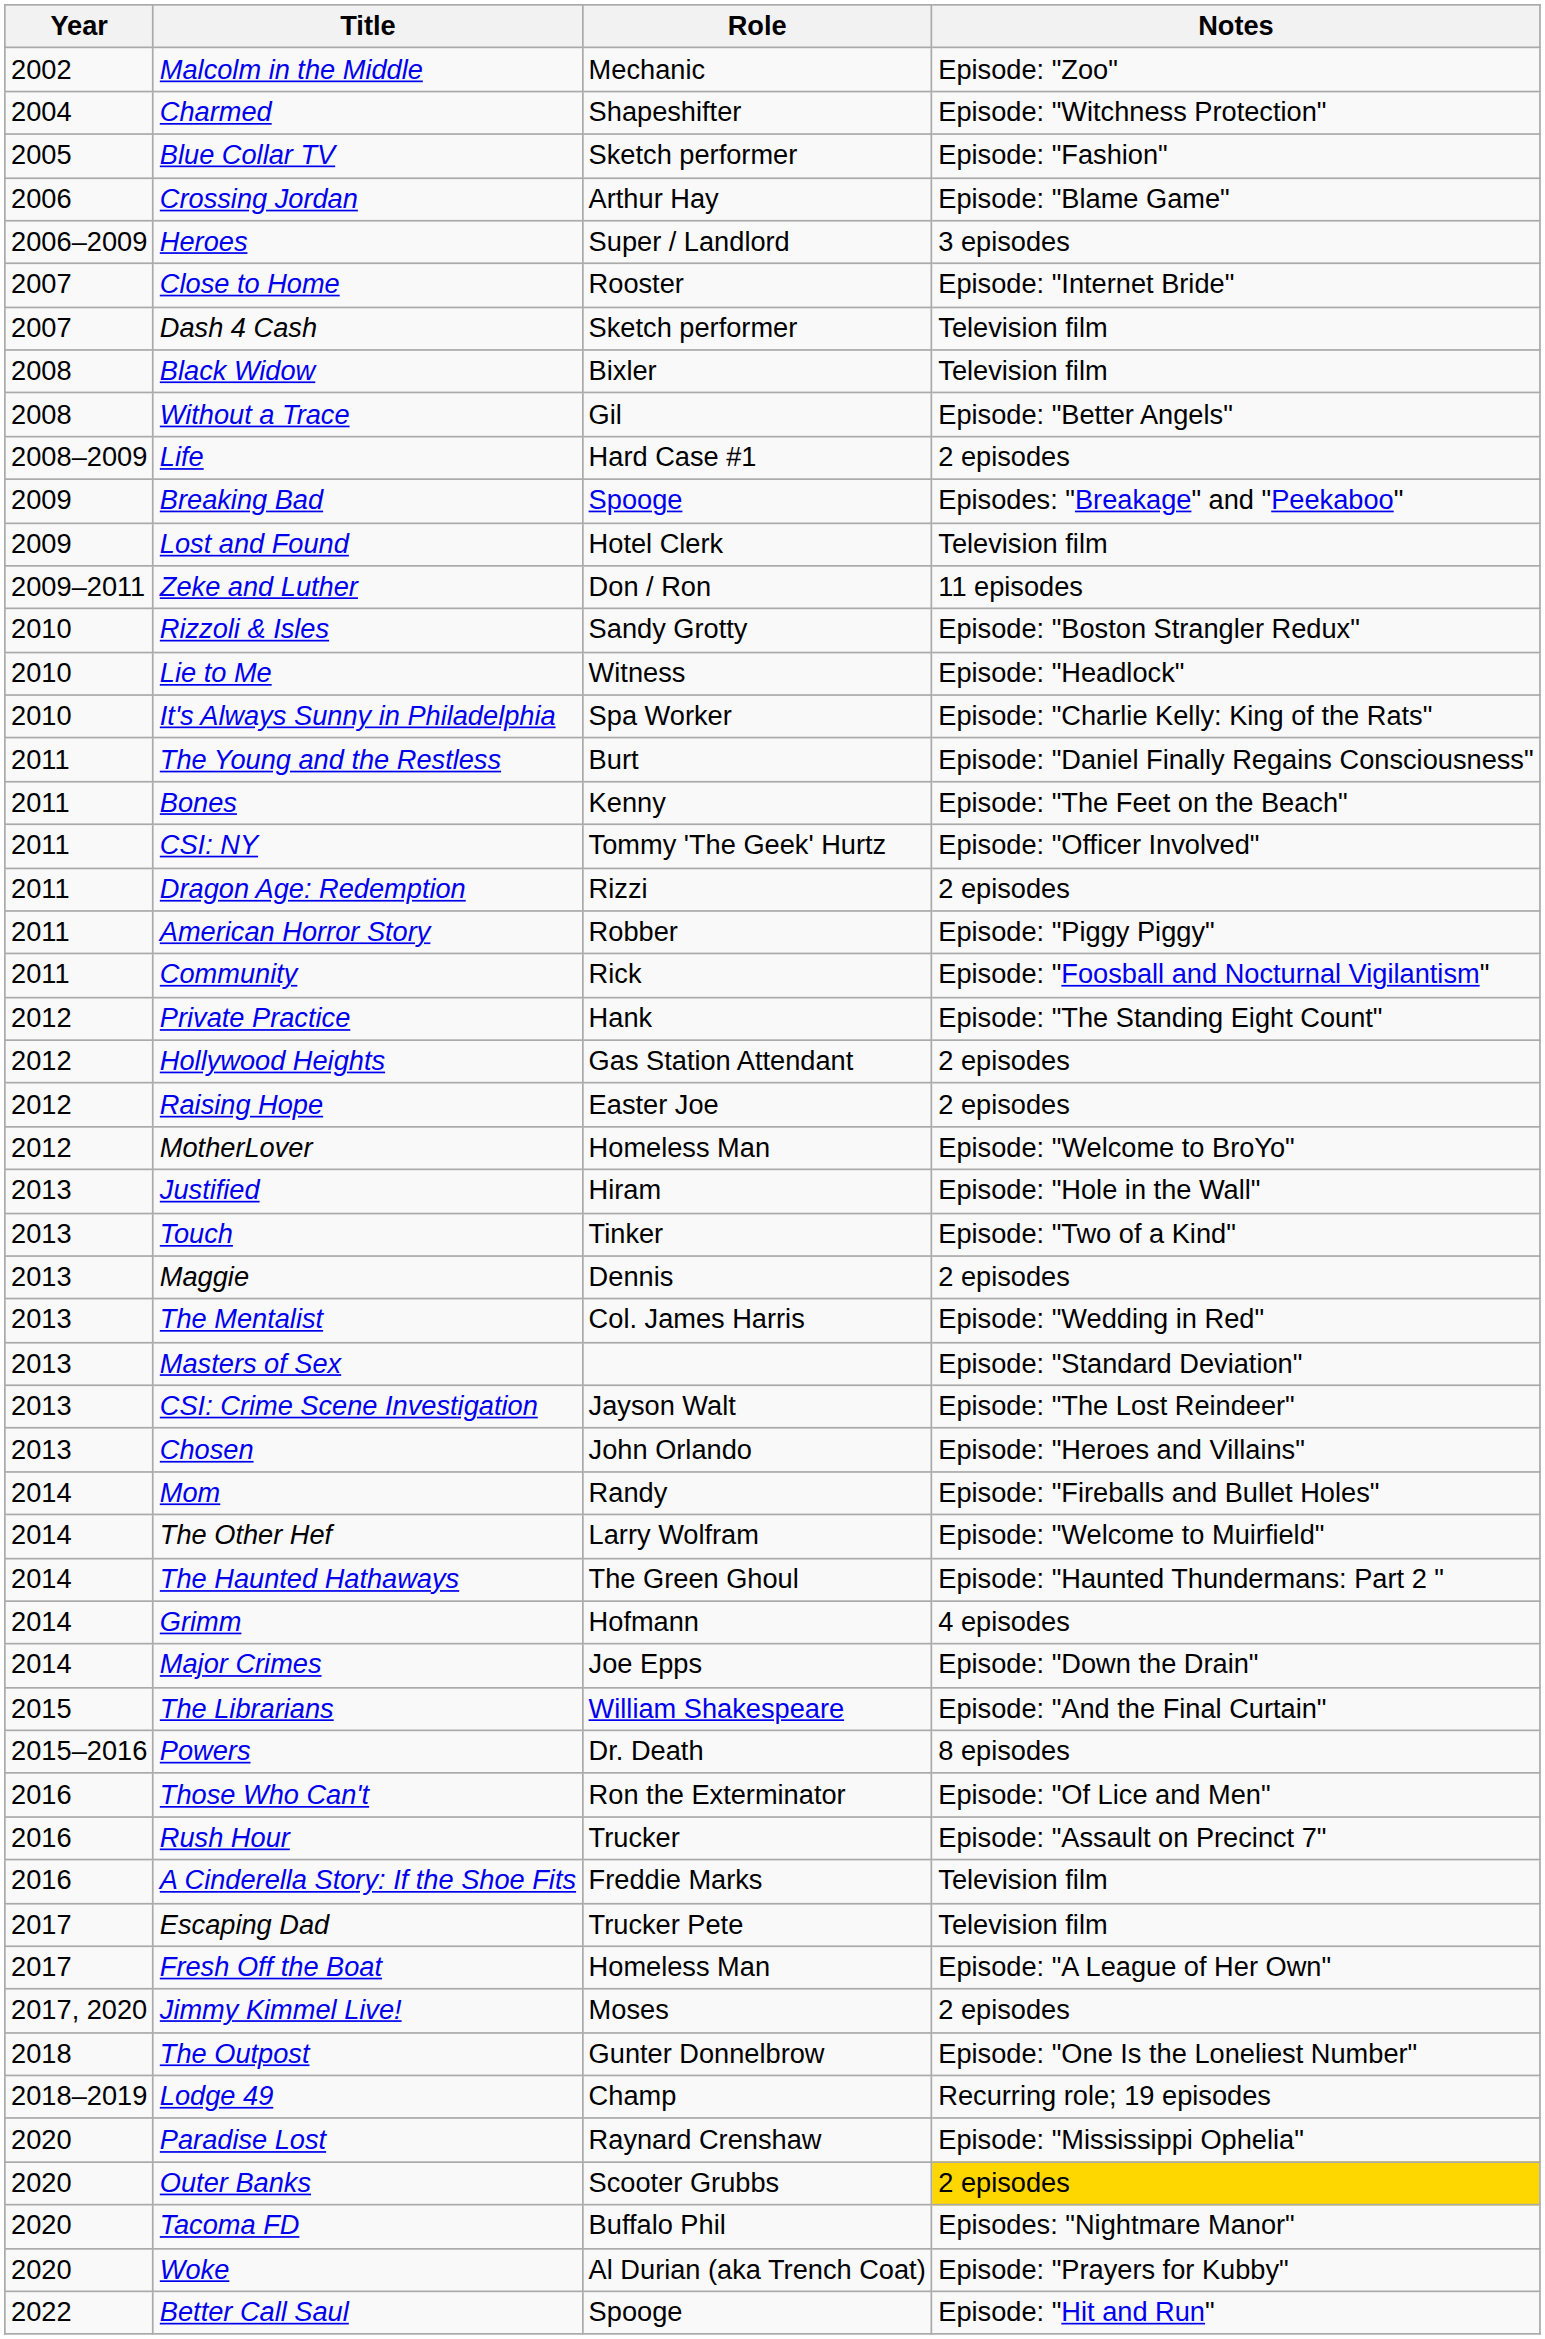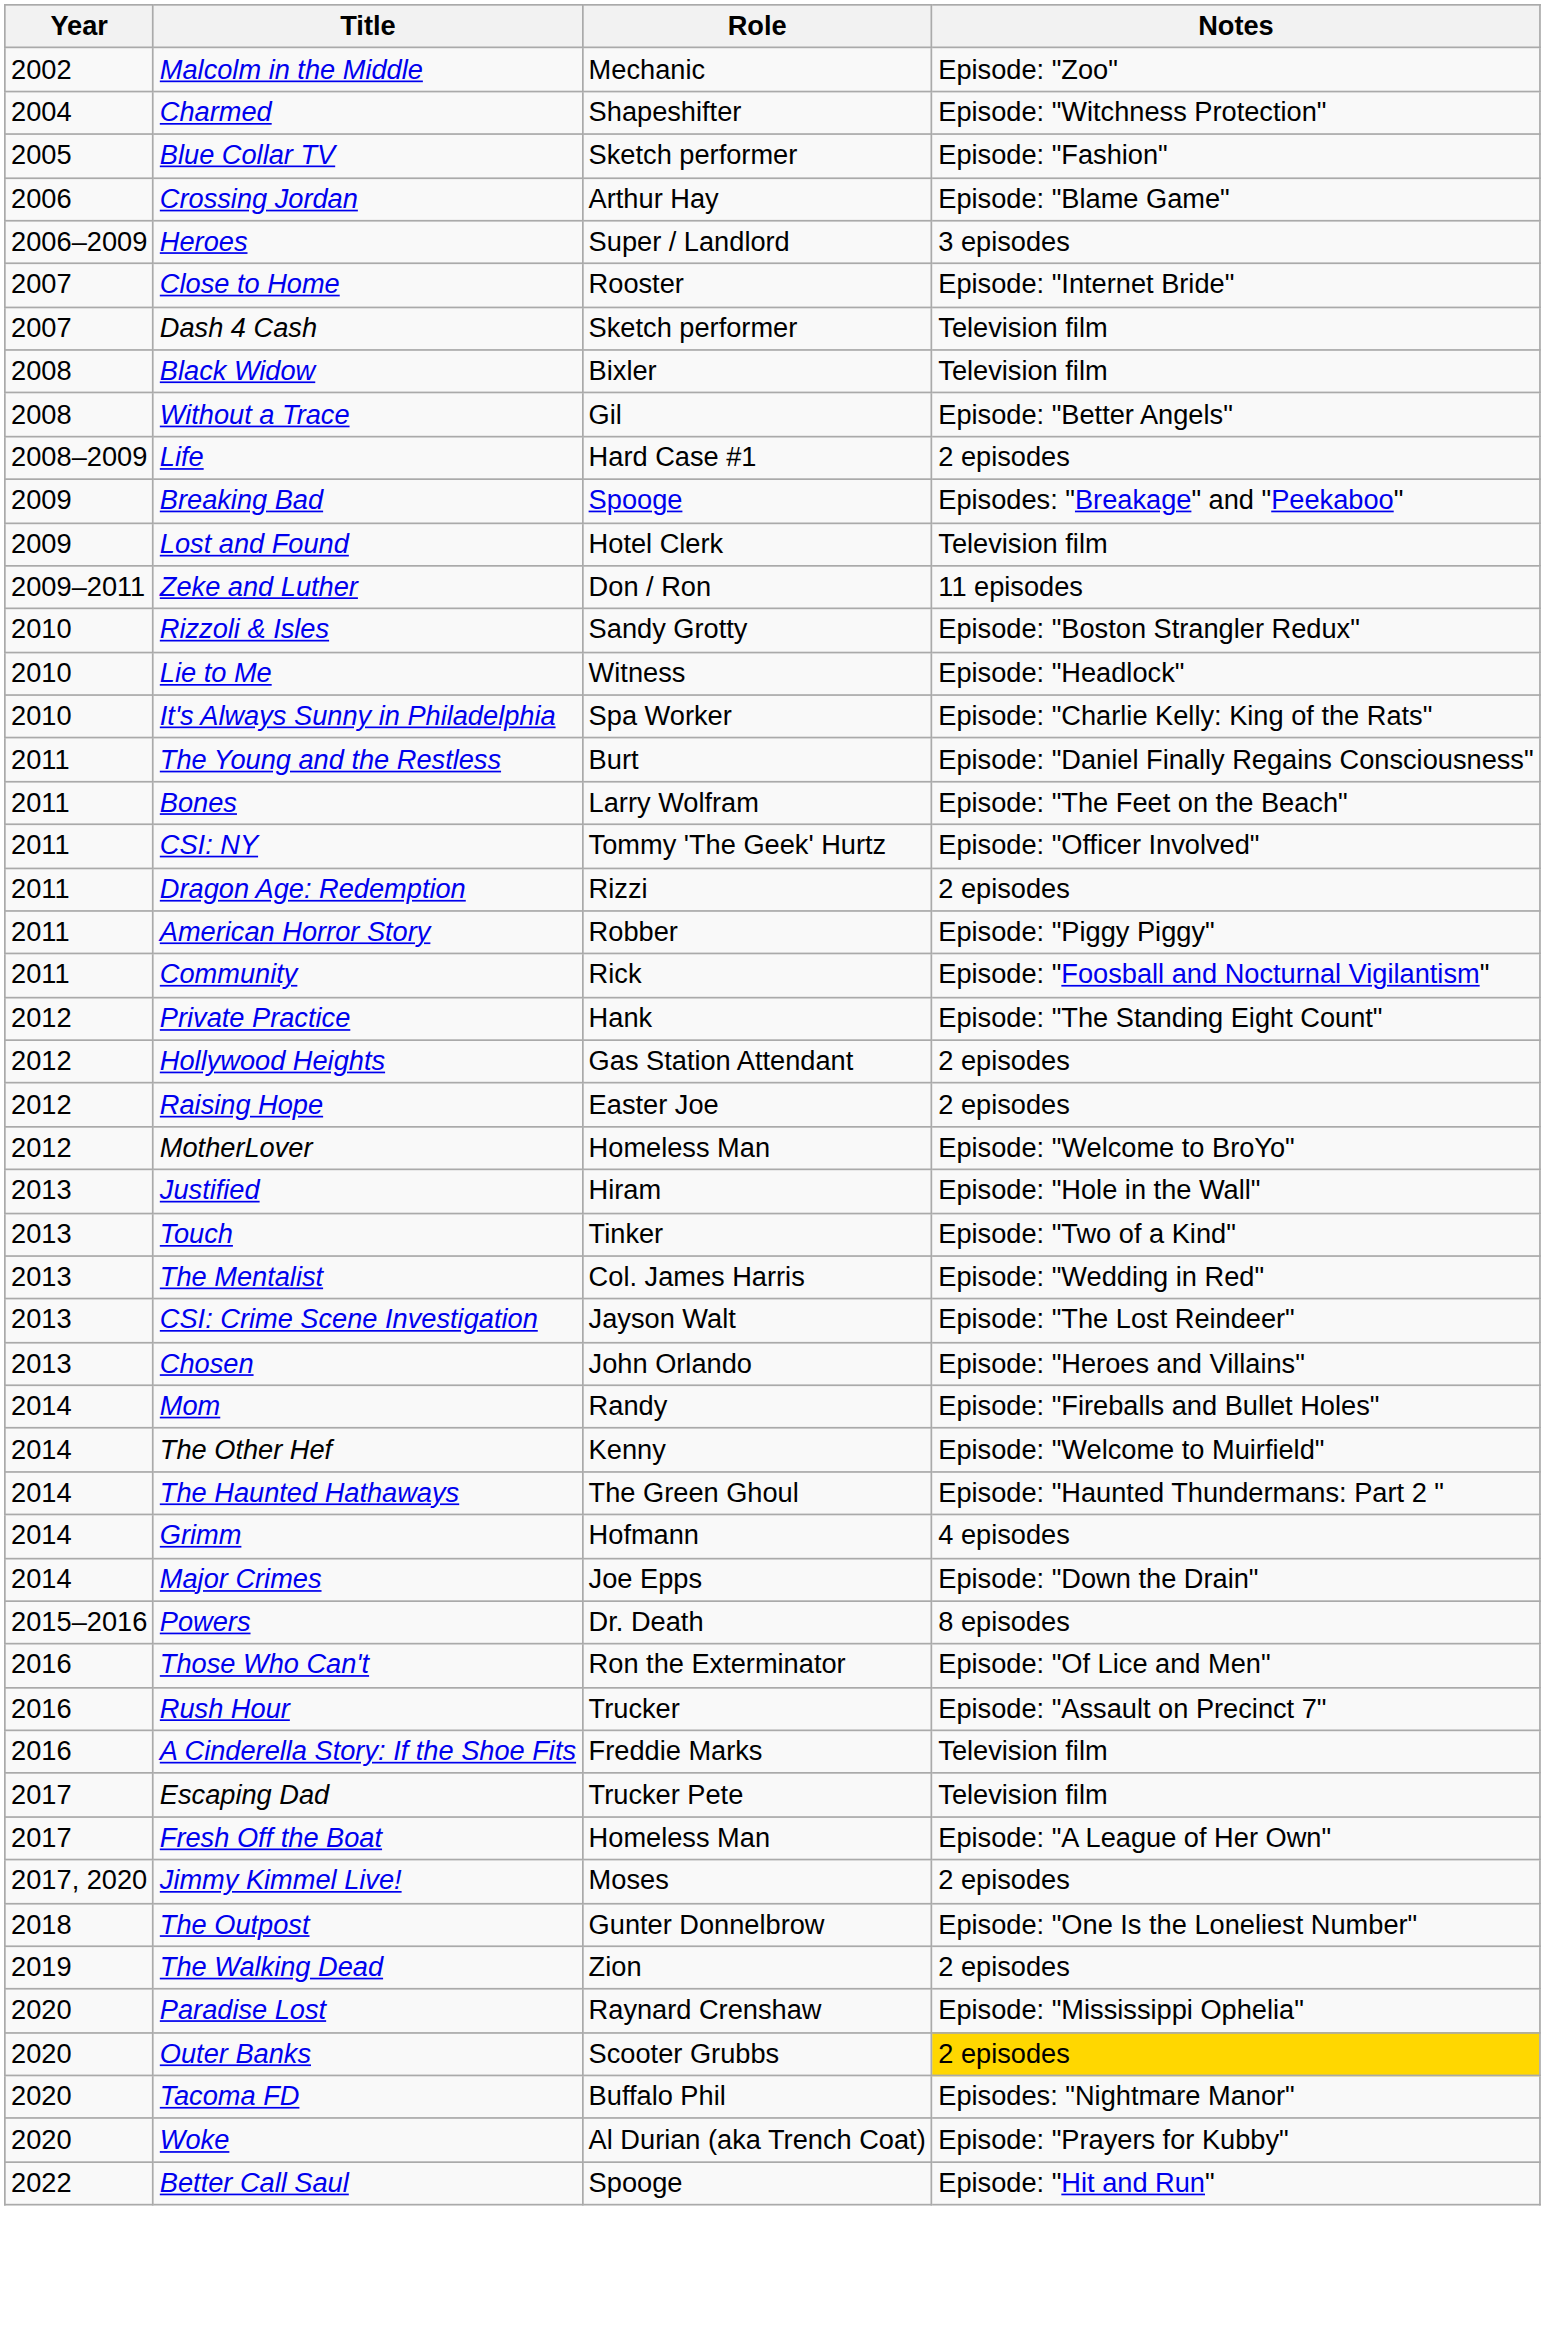(627, 802) Kenny -> (674, 802) Larry Wolfram
- row: (204, 1277)
- row: (251, 1363)
(674, 1535) Larry Wolfram -> (627, 1449) Kenny
- row: (247, 1708)
- row: (217, 2096)
+ row: (271, 1967)
